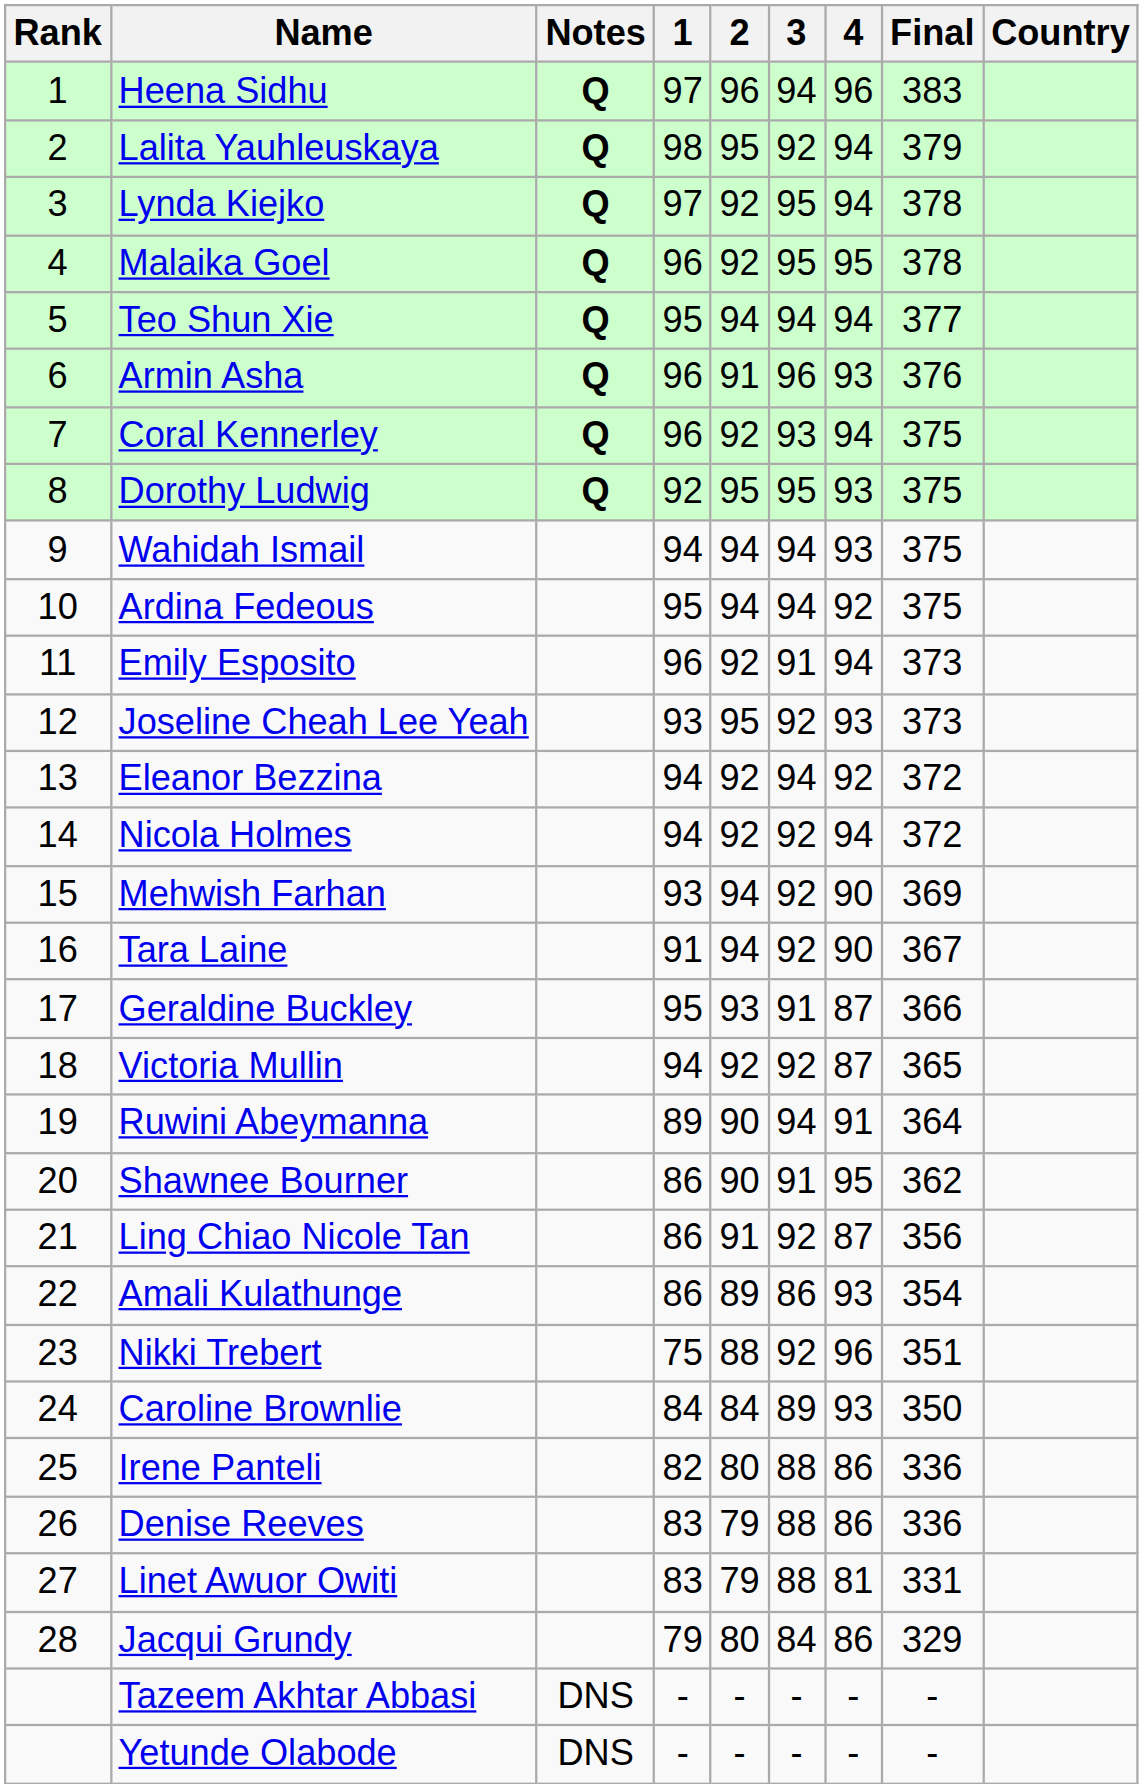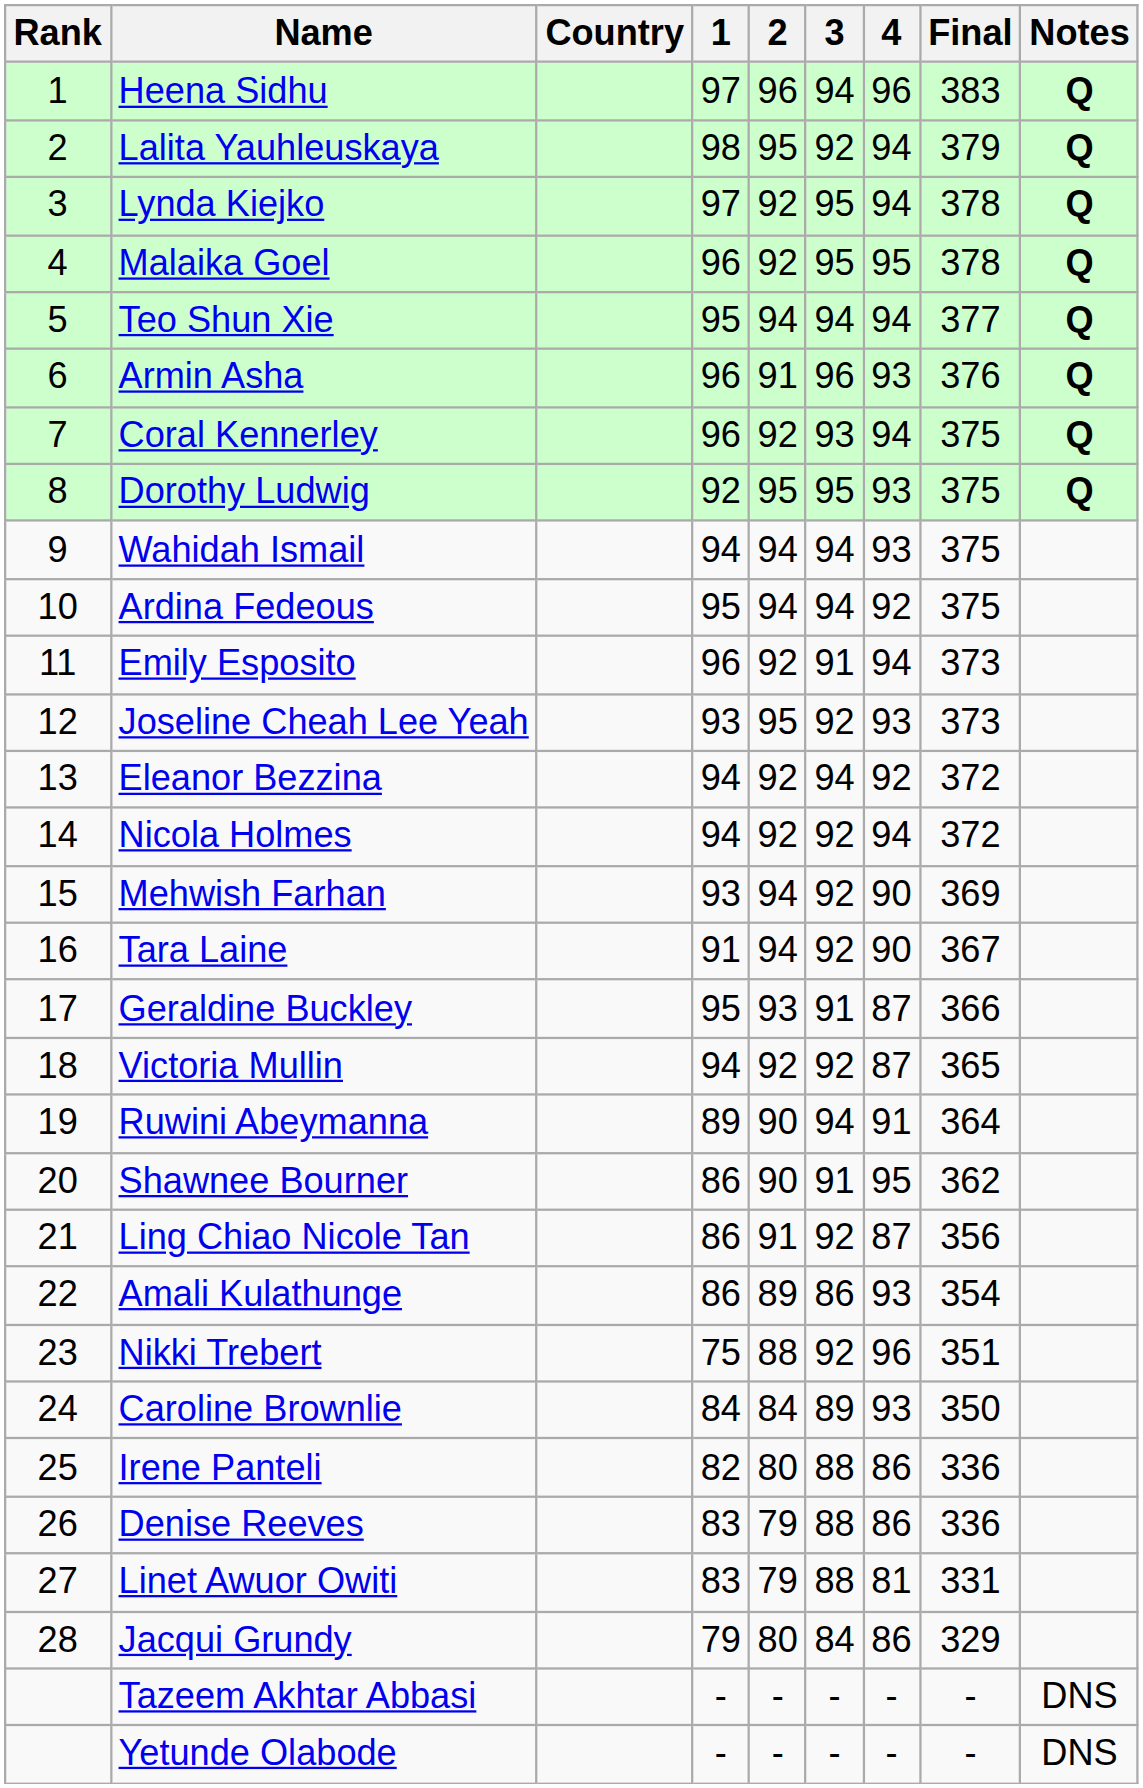columns swapped: (1060, 33) <-> (596, 33)
